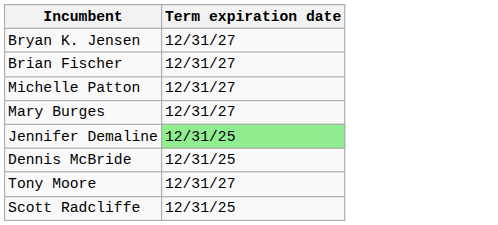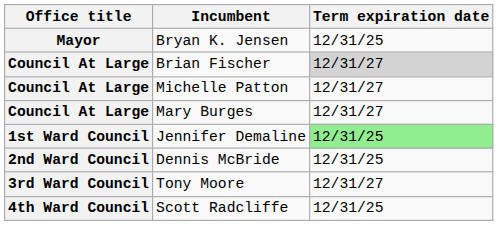+ column: (79, 17)
(200, 40) 12/31/27 -> (348, 40) 12/31/25
(200, 64) no background -> (348, 64) lightgrey background
